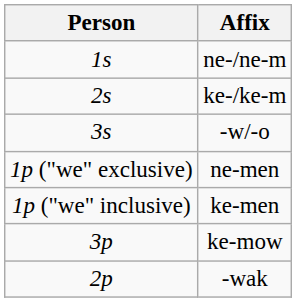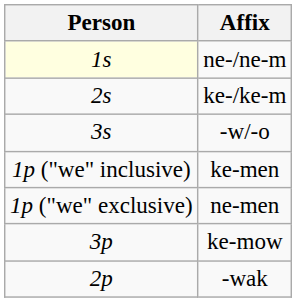(101, 59) no background -> (101, 59) lightyellow background
rows swapped: (245, 168) <-> (245, 205)
